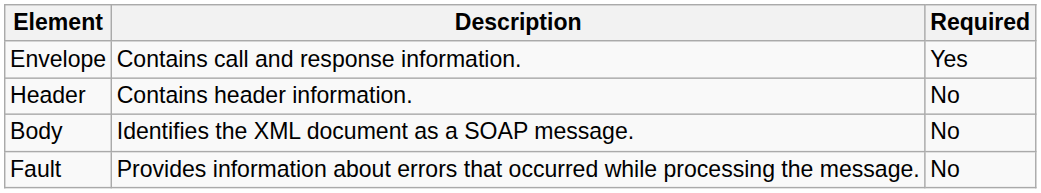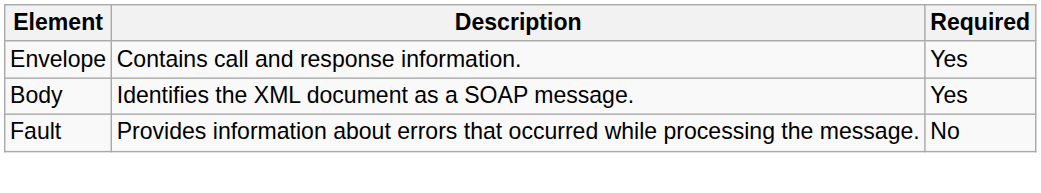- row: (48, 95)
(945, 132) No -> (949, 95) Yes
